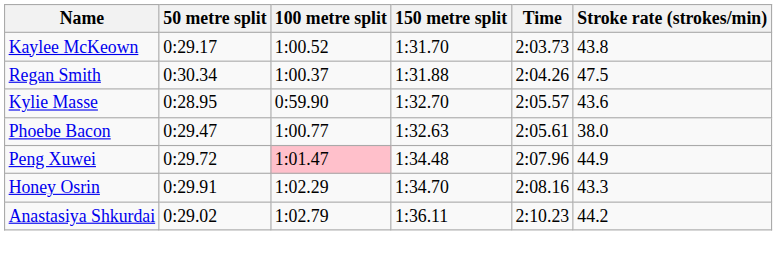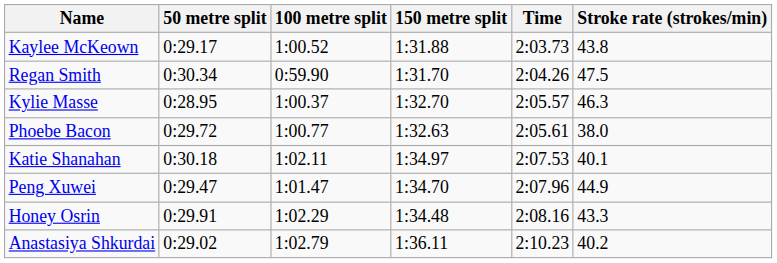(422, 46) 1:31.70 -> (422, 46) 1:31.88
(302, 74) 1:00.37 -> (302, 74) 0:59.90
(422, 74) 1:31.88 -> (422, 74) 1:31.70
(302, 103) 0:59.90 -> (302, 103) 1:00.37
(593, 103) 43.6 -> (593, 103) 46.3
(190, 131) 0:29.47 -> (190, 131) 0:29.72
+ row: (65, 159)
(190, 159) 0:29.72 -> (190, 187) 0:29.47
(302, 159) pink background -> (302, 187) no background
(422, 159) 1:34.48 -> (422, 187) 1:34.70
(422, 187) 1:34.70 -> (422, 215) 1:34.48
(593, 215) 44.2 -> (593, 243) 40.2
